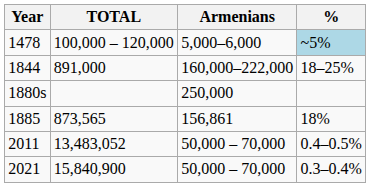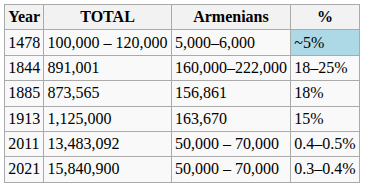(80, 67) 891,000 -> (74, 67) 891,001
- row: (27, 93)
+ row: (24, 118)
(90, 144) 13,483,052 -> (84, 144) 13,483,092
